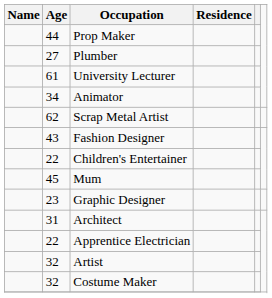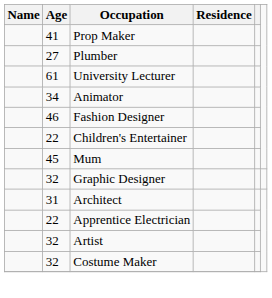(52, 35) 44 -> (52, 35) 41
- row: (121, 117)
(52, 138) 43 -> (52, 117) 46
(52, 199) 23 -> (52, 179) 32
